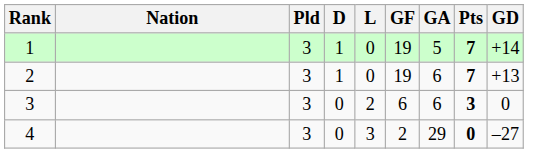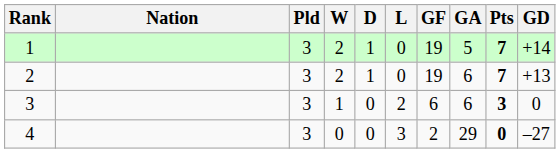+ column: (339, 18)
